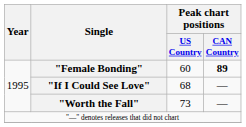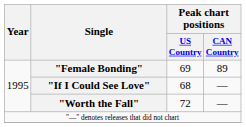(185, 68) 60 -> (185, 68) 69
(222, 68) bold -> (222, 68) normal
(185, 103) 73 -> (185, 103) 72
